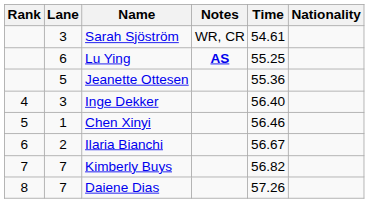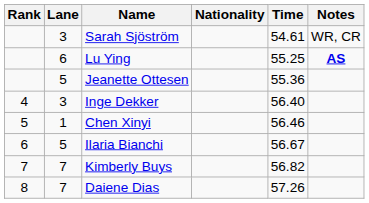columns swapped: (326, 15) <-> (220, 15)
(63, 144) 2 -> (63, 144) 5
